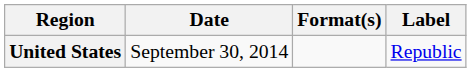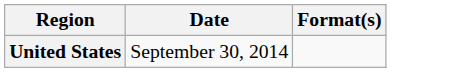- column: (426, 20)
